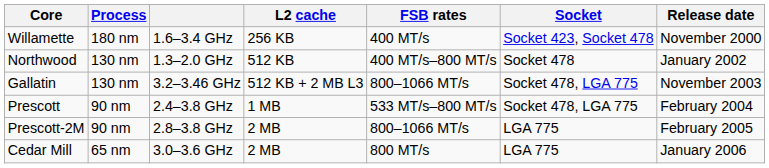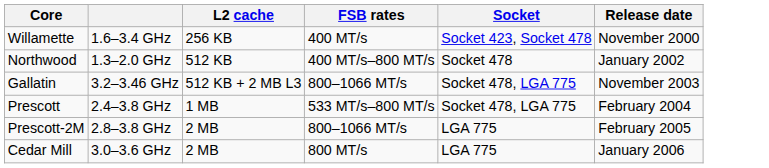- column: (119, 15)
